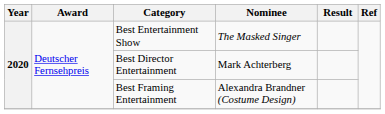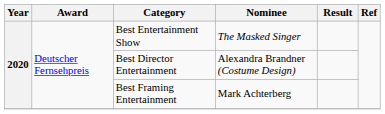(255, 65) Mark Achterberg -> (261, 65) Alexandra Brandner (Costume Design)
(261, 94) Alexandra Brandner (Costume Design) -> (255, 94) Mark Achterberg
